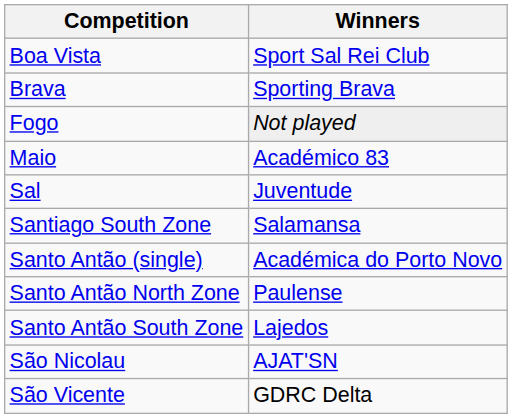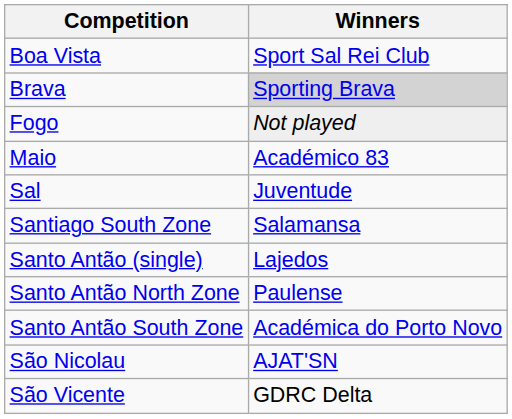(324, 89) no background -> (324, 89) lightgrey background
(378, 259) Académica do Porto Novo -> (291, 259) Lajedos
(291, 327) Lajedos -> (378, 327) Académica do Porto Novo
